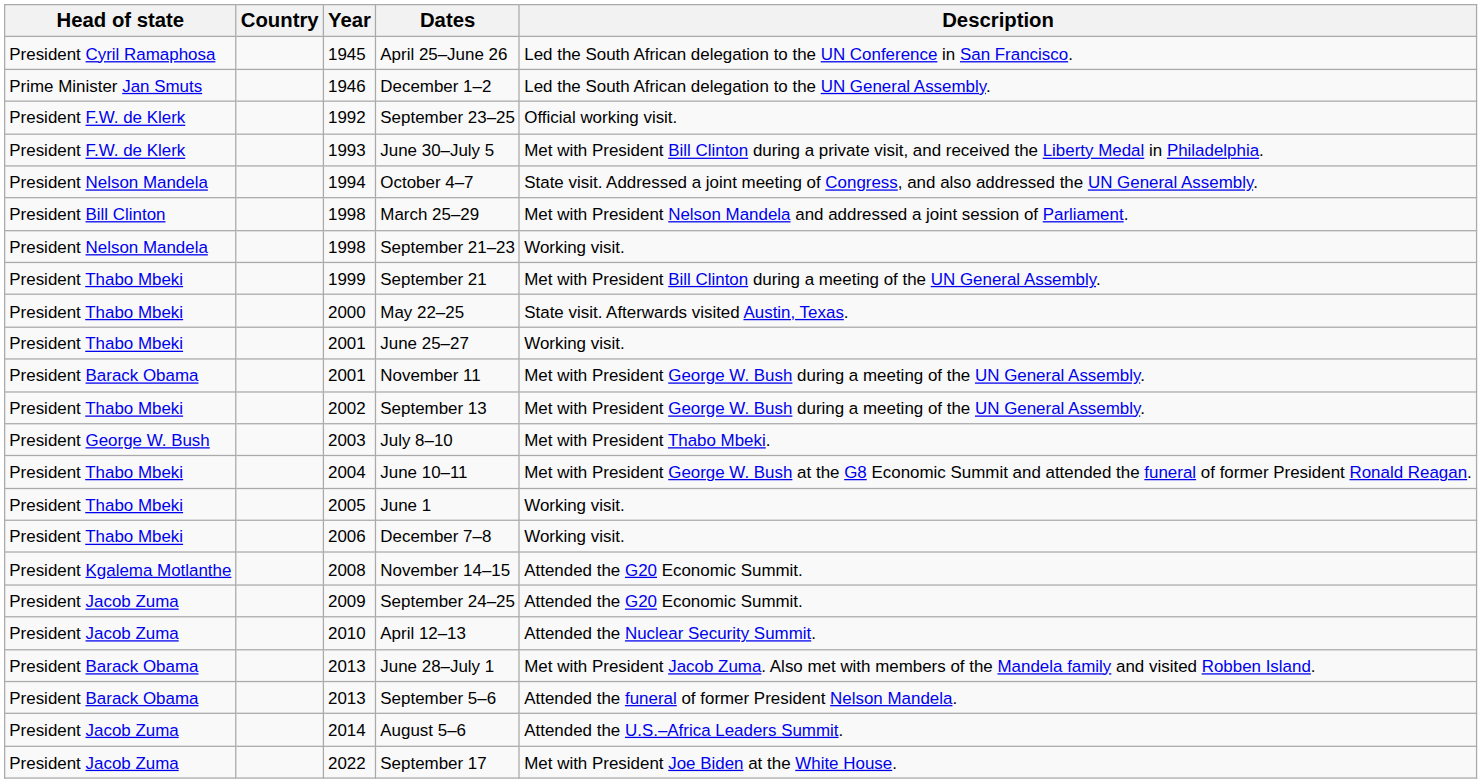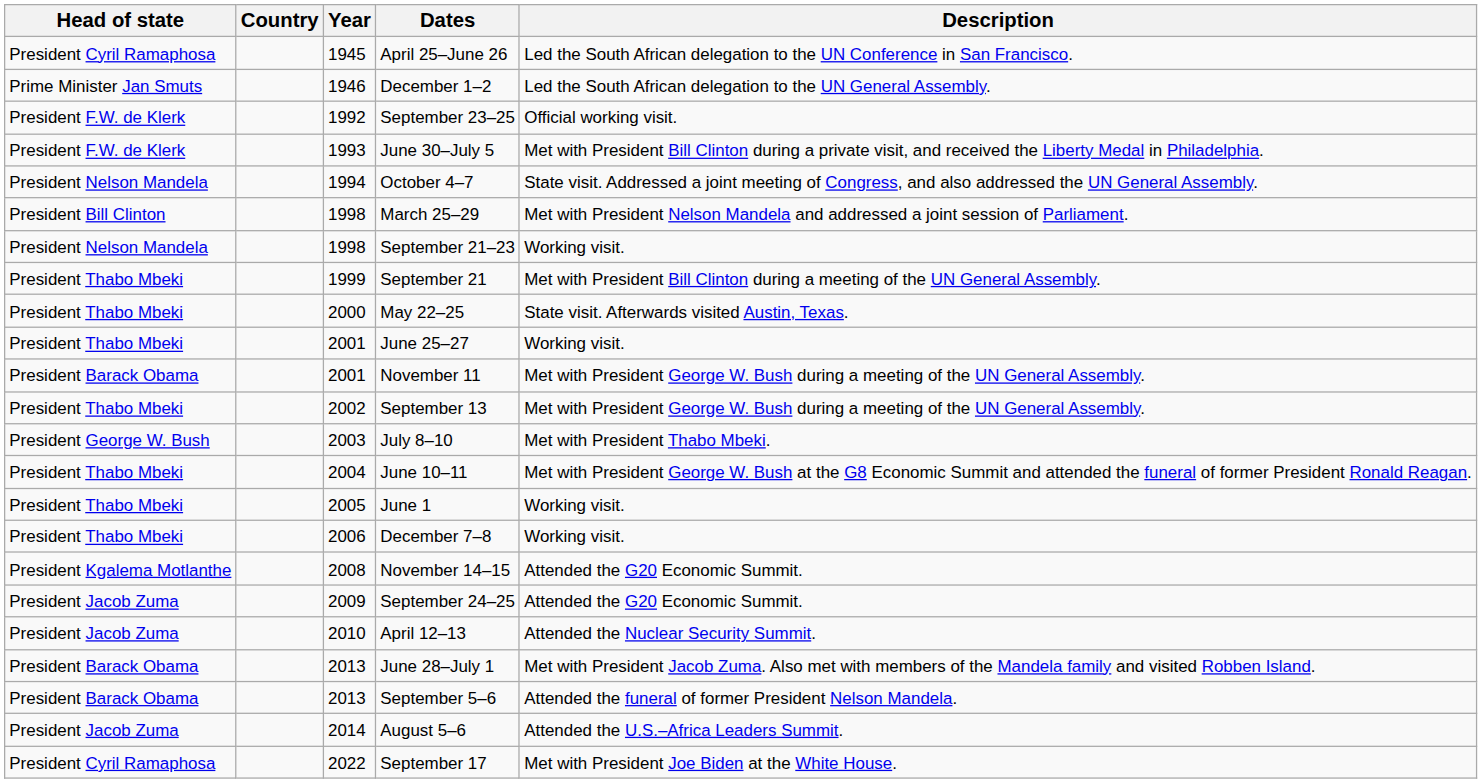(94, 763) President Jacob Zuma -> (112, 763) President Cyril Ramaphosa
